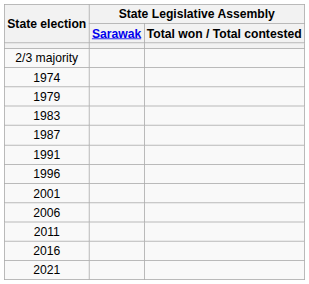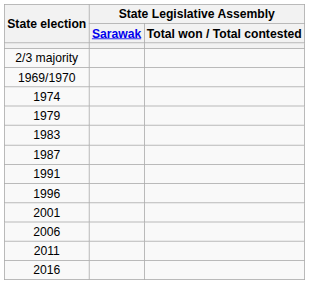+ row: (47, 78)
- row: (47, 270)
